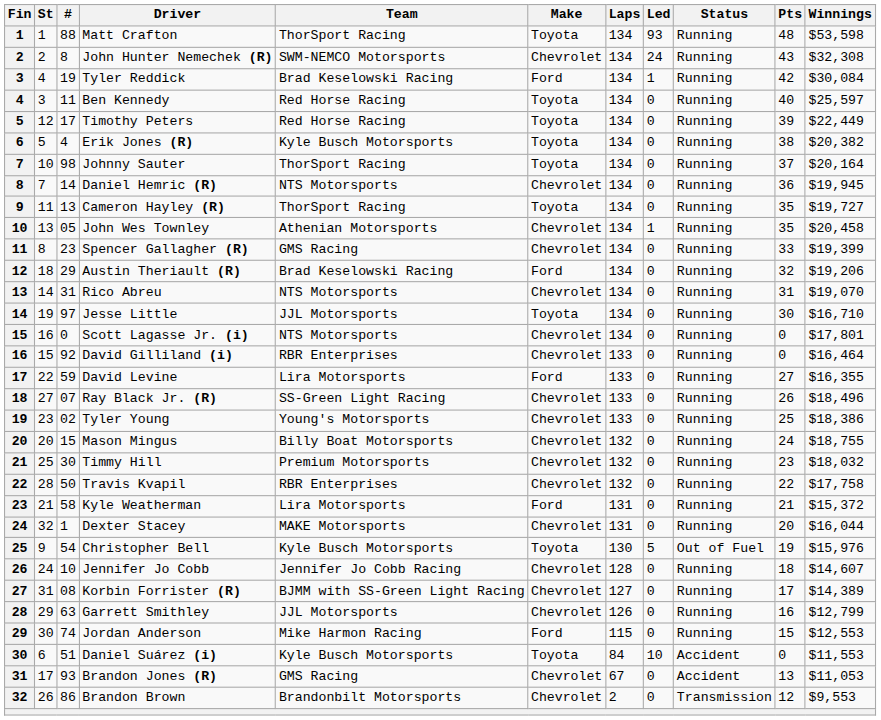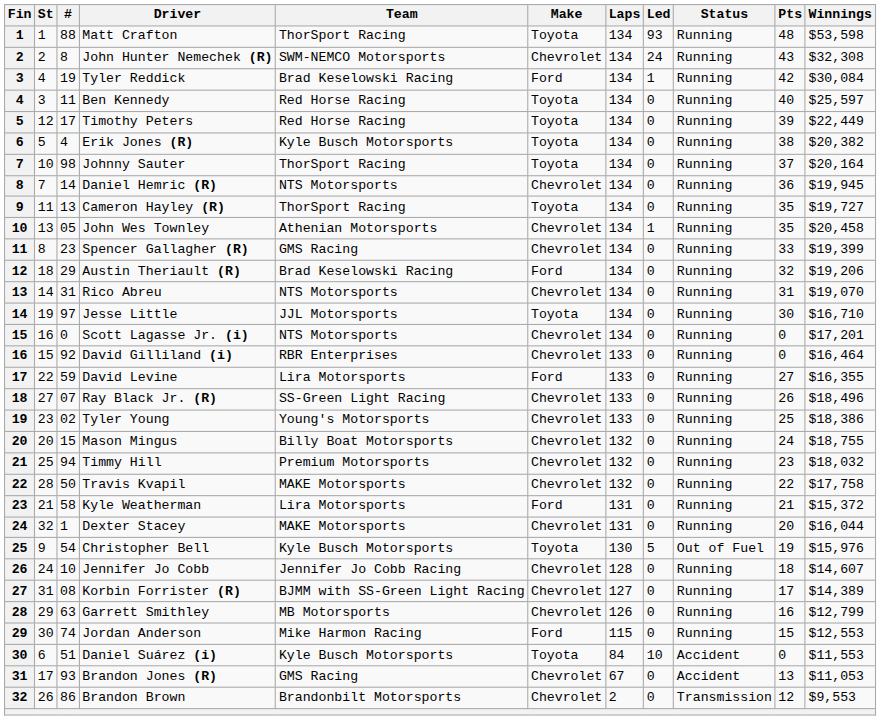(836, 336) $17,801 -> (836, 336) $17,201
(68, 464) 30 -> (68, 464) 94
(338, 485) RBR Enterprises -> (342, 485) MAKE Motorsports
(338, 613) JJL Motorsports -> (334, 613) MB Motorsports
